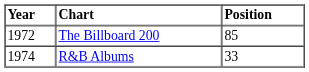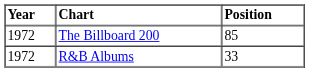(21, 56) 1974 -> (21, 56) 1972
